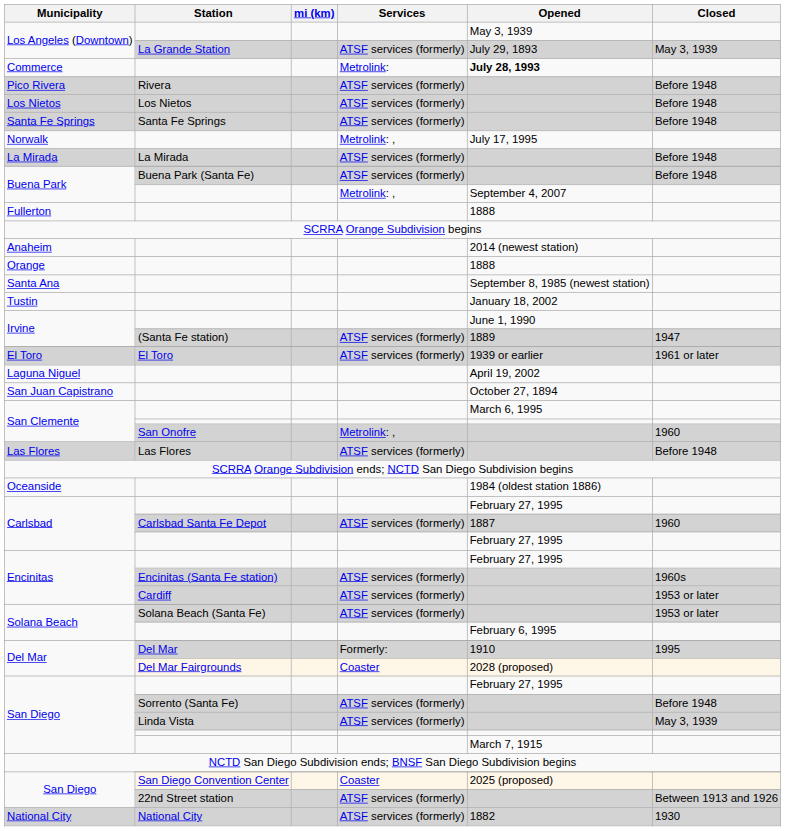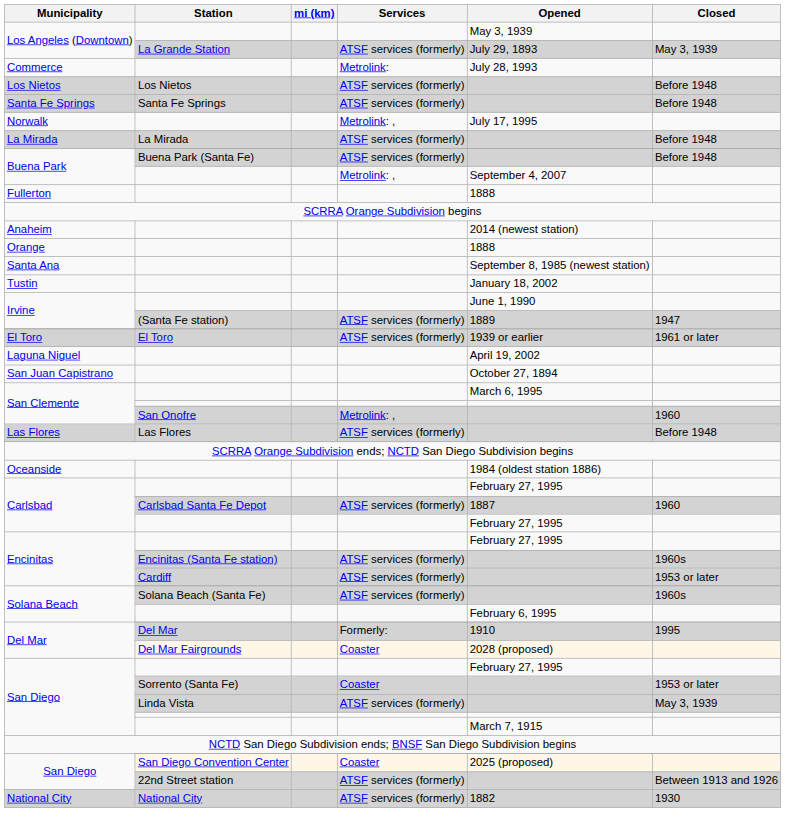(505, 67) bold -> (503, 67) normal
- row: (36, 85)
(687, 613) 1953 or later -> (670, 595) 1960s
(402, 703) ATSF services (formerly) -> (360, 685) Coaster
(686, 703) Before 1948 -> (687, 685) 1953 or later
